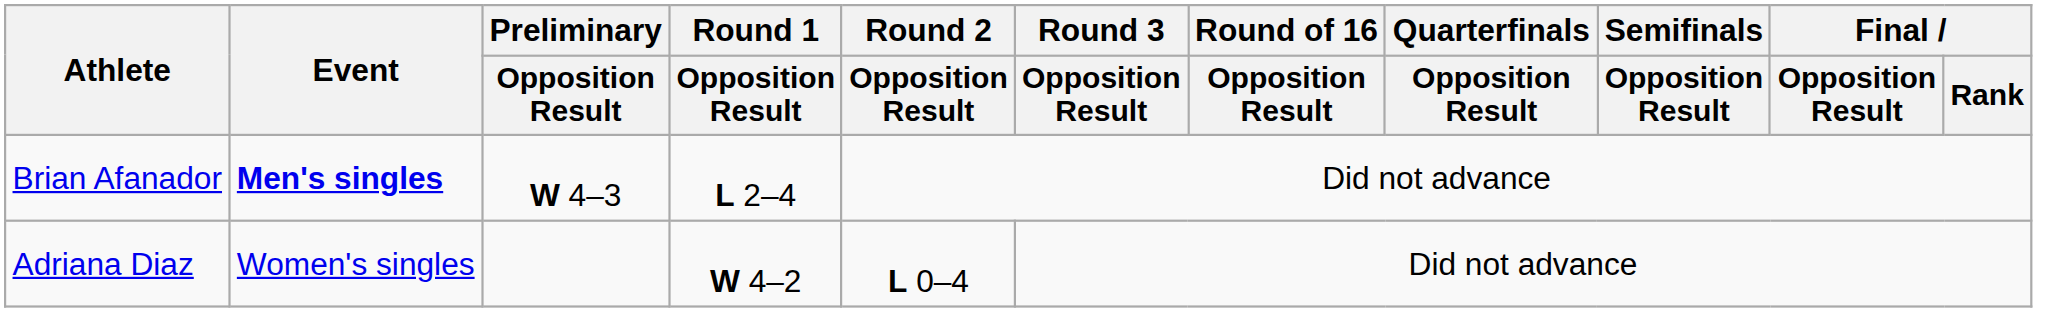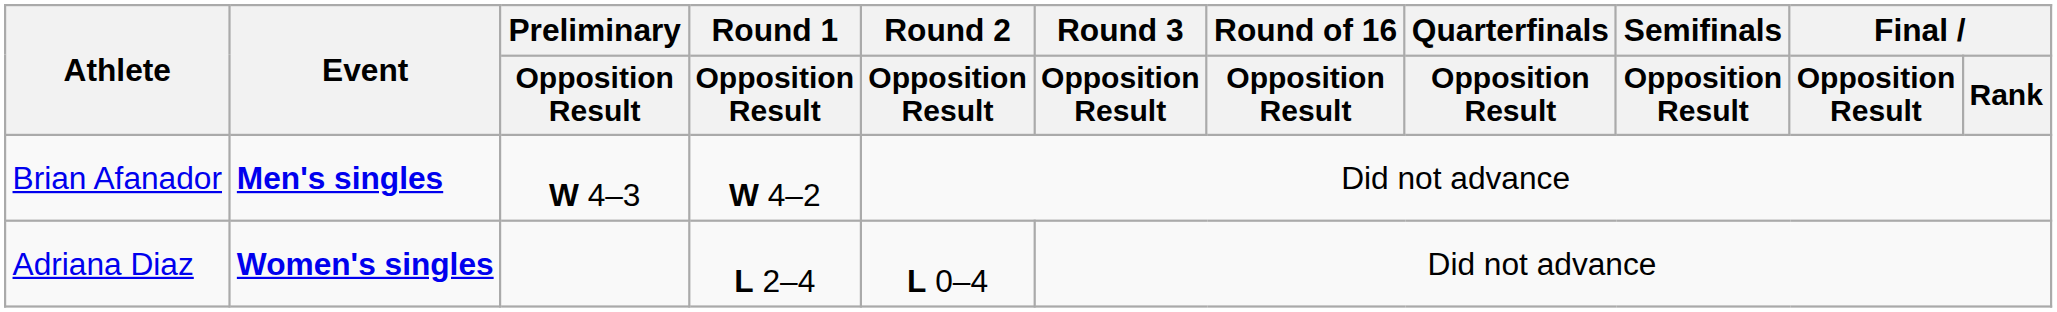(756, 196) L 2–4 -> (775, 196) W 4–2
(356, 264) normal -> (365, 264) bold
(756, 281) W 4–2 -> (775, 281) L 2–4
